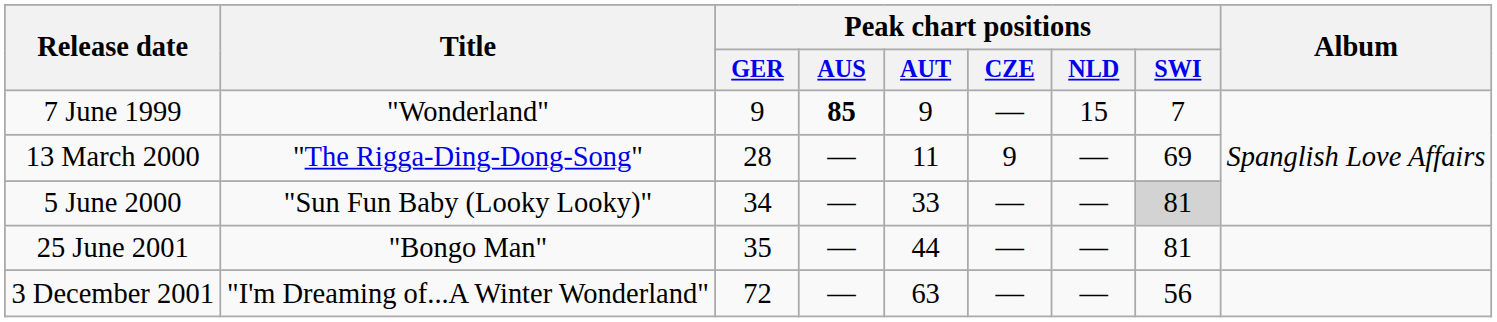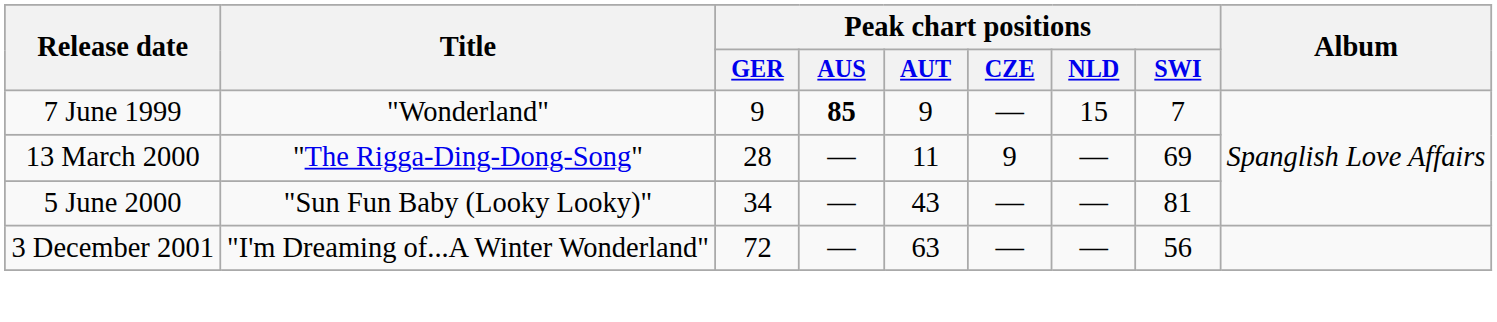(926, 202) 33 -> (926, 202) 43
(1178, 202) lightgrey background -> (1178, 202) no background
- row: (113, 247)
